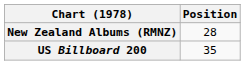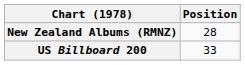(210, 51) 35 -> (210, 51) 33
